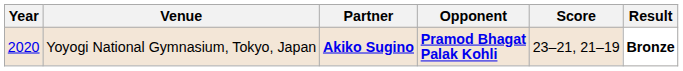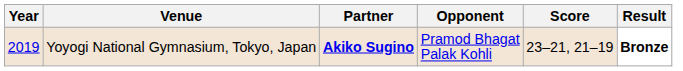(24, 47) 2020 -> (24, 47) 2019
(473, 47) bold -> (470, 47) normal
